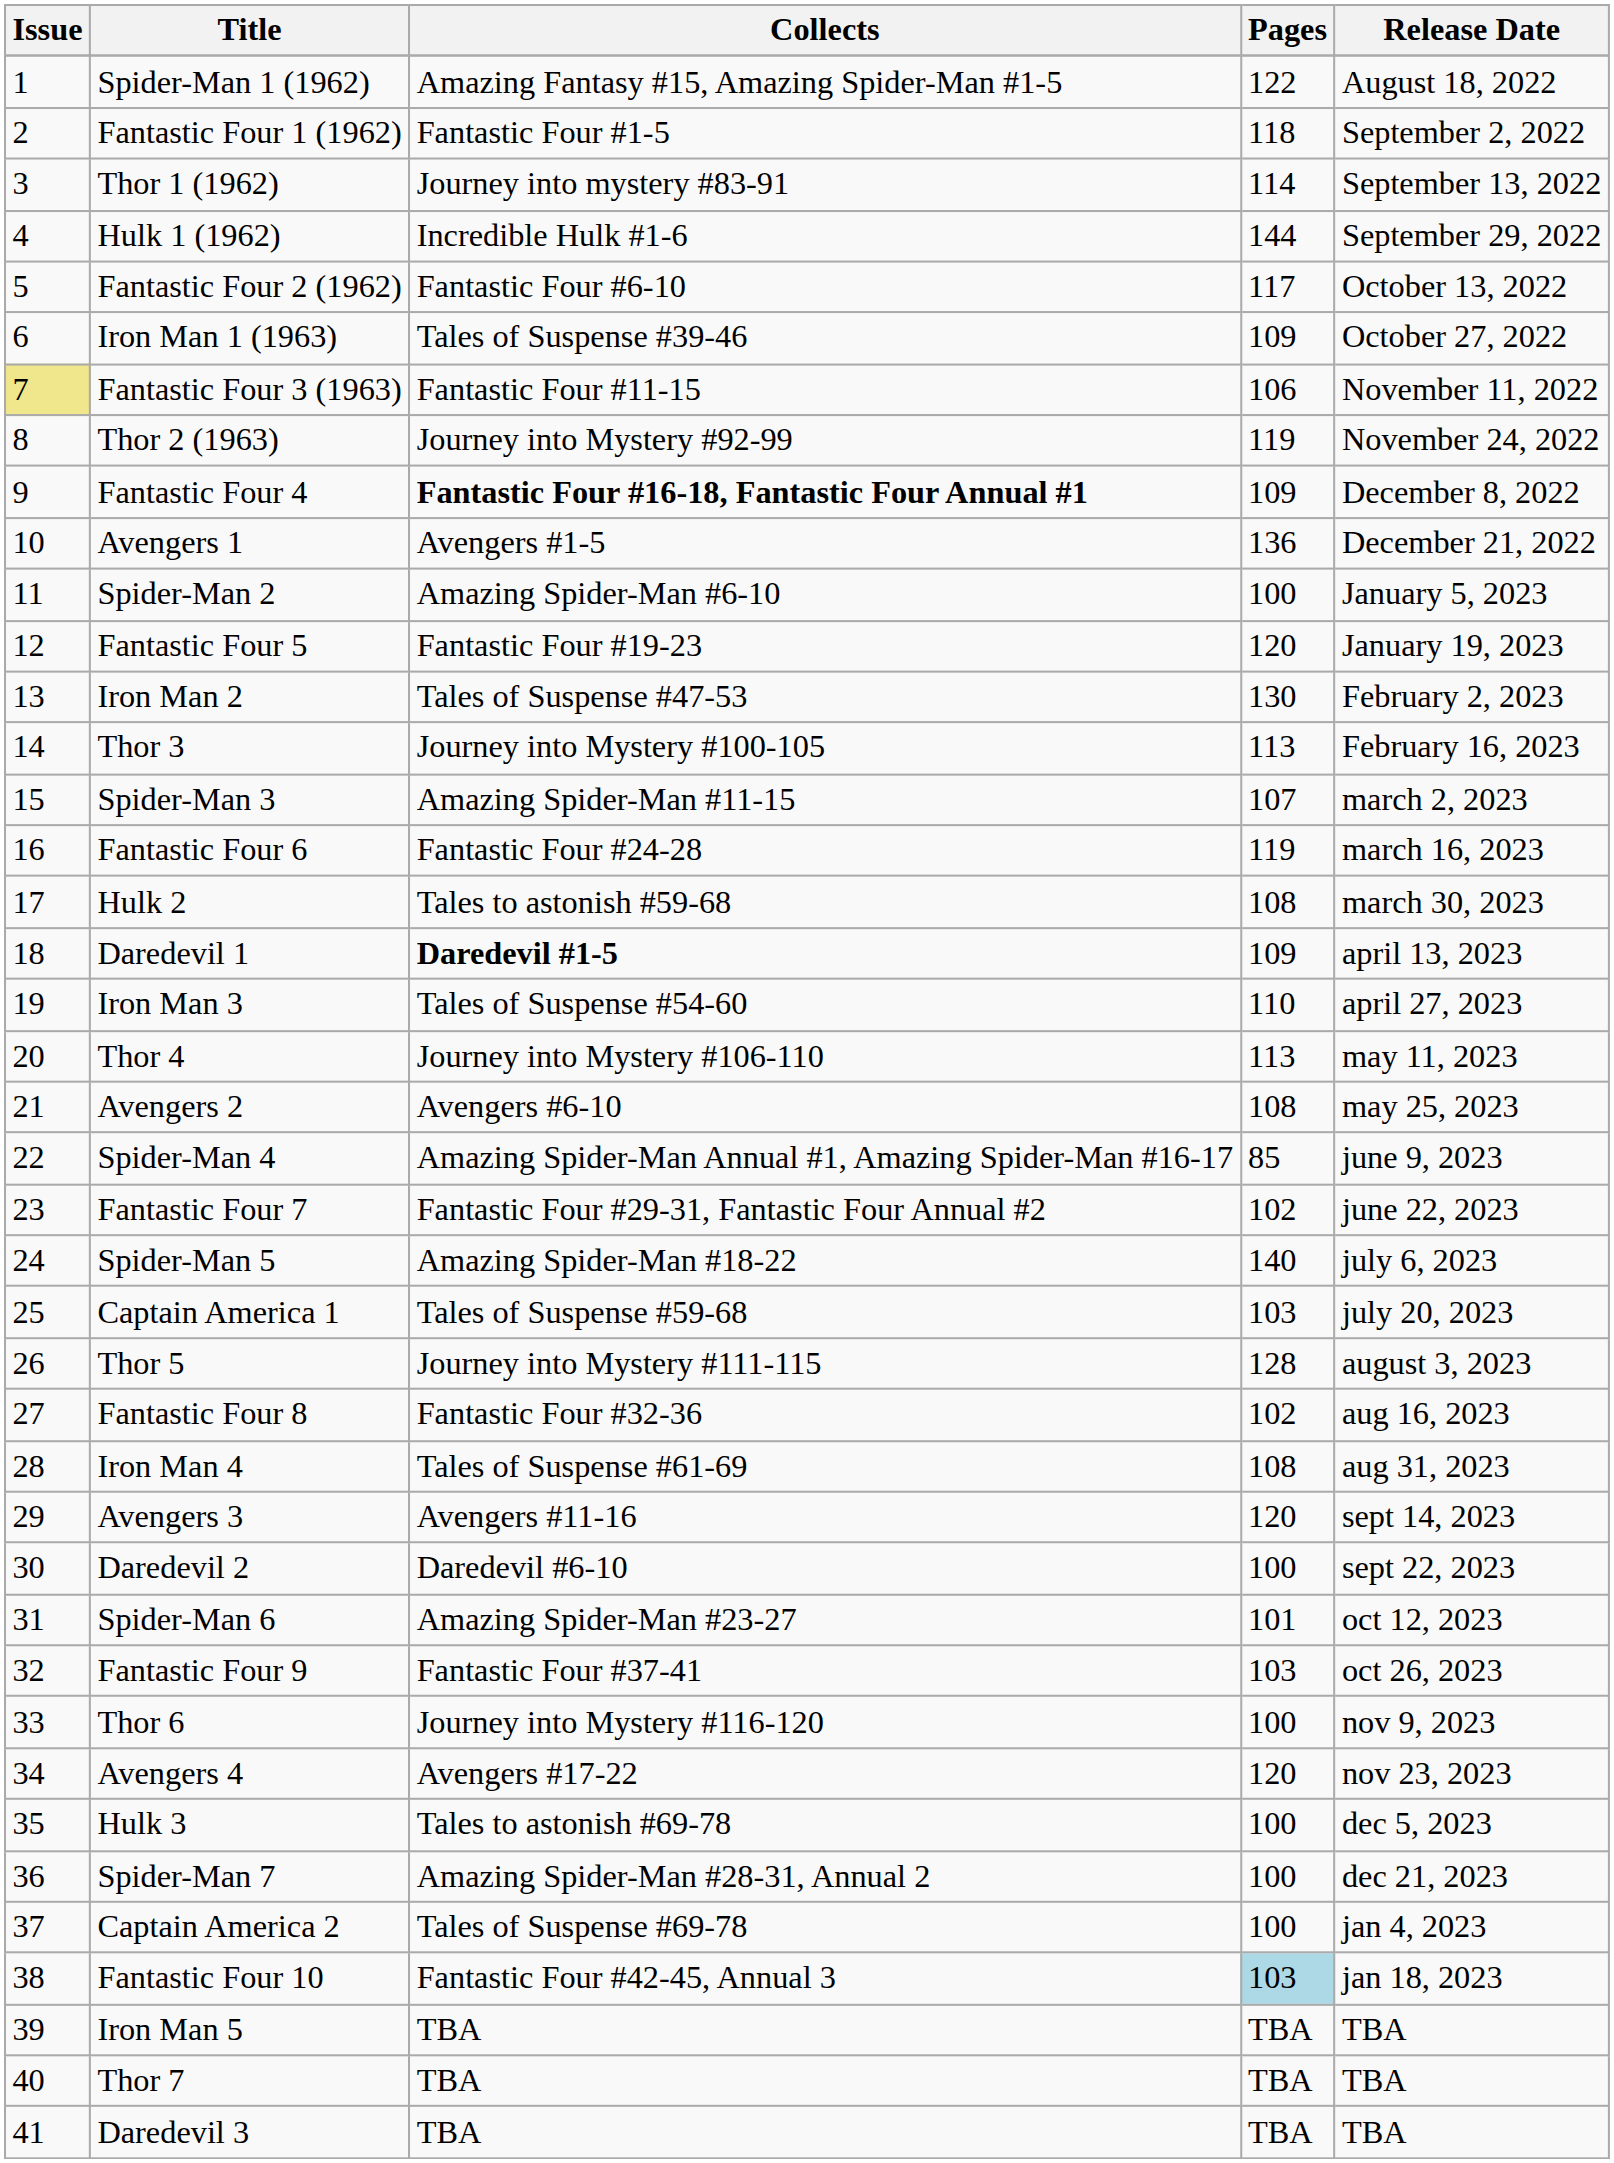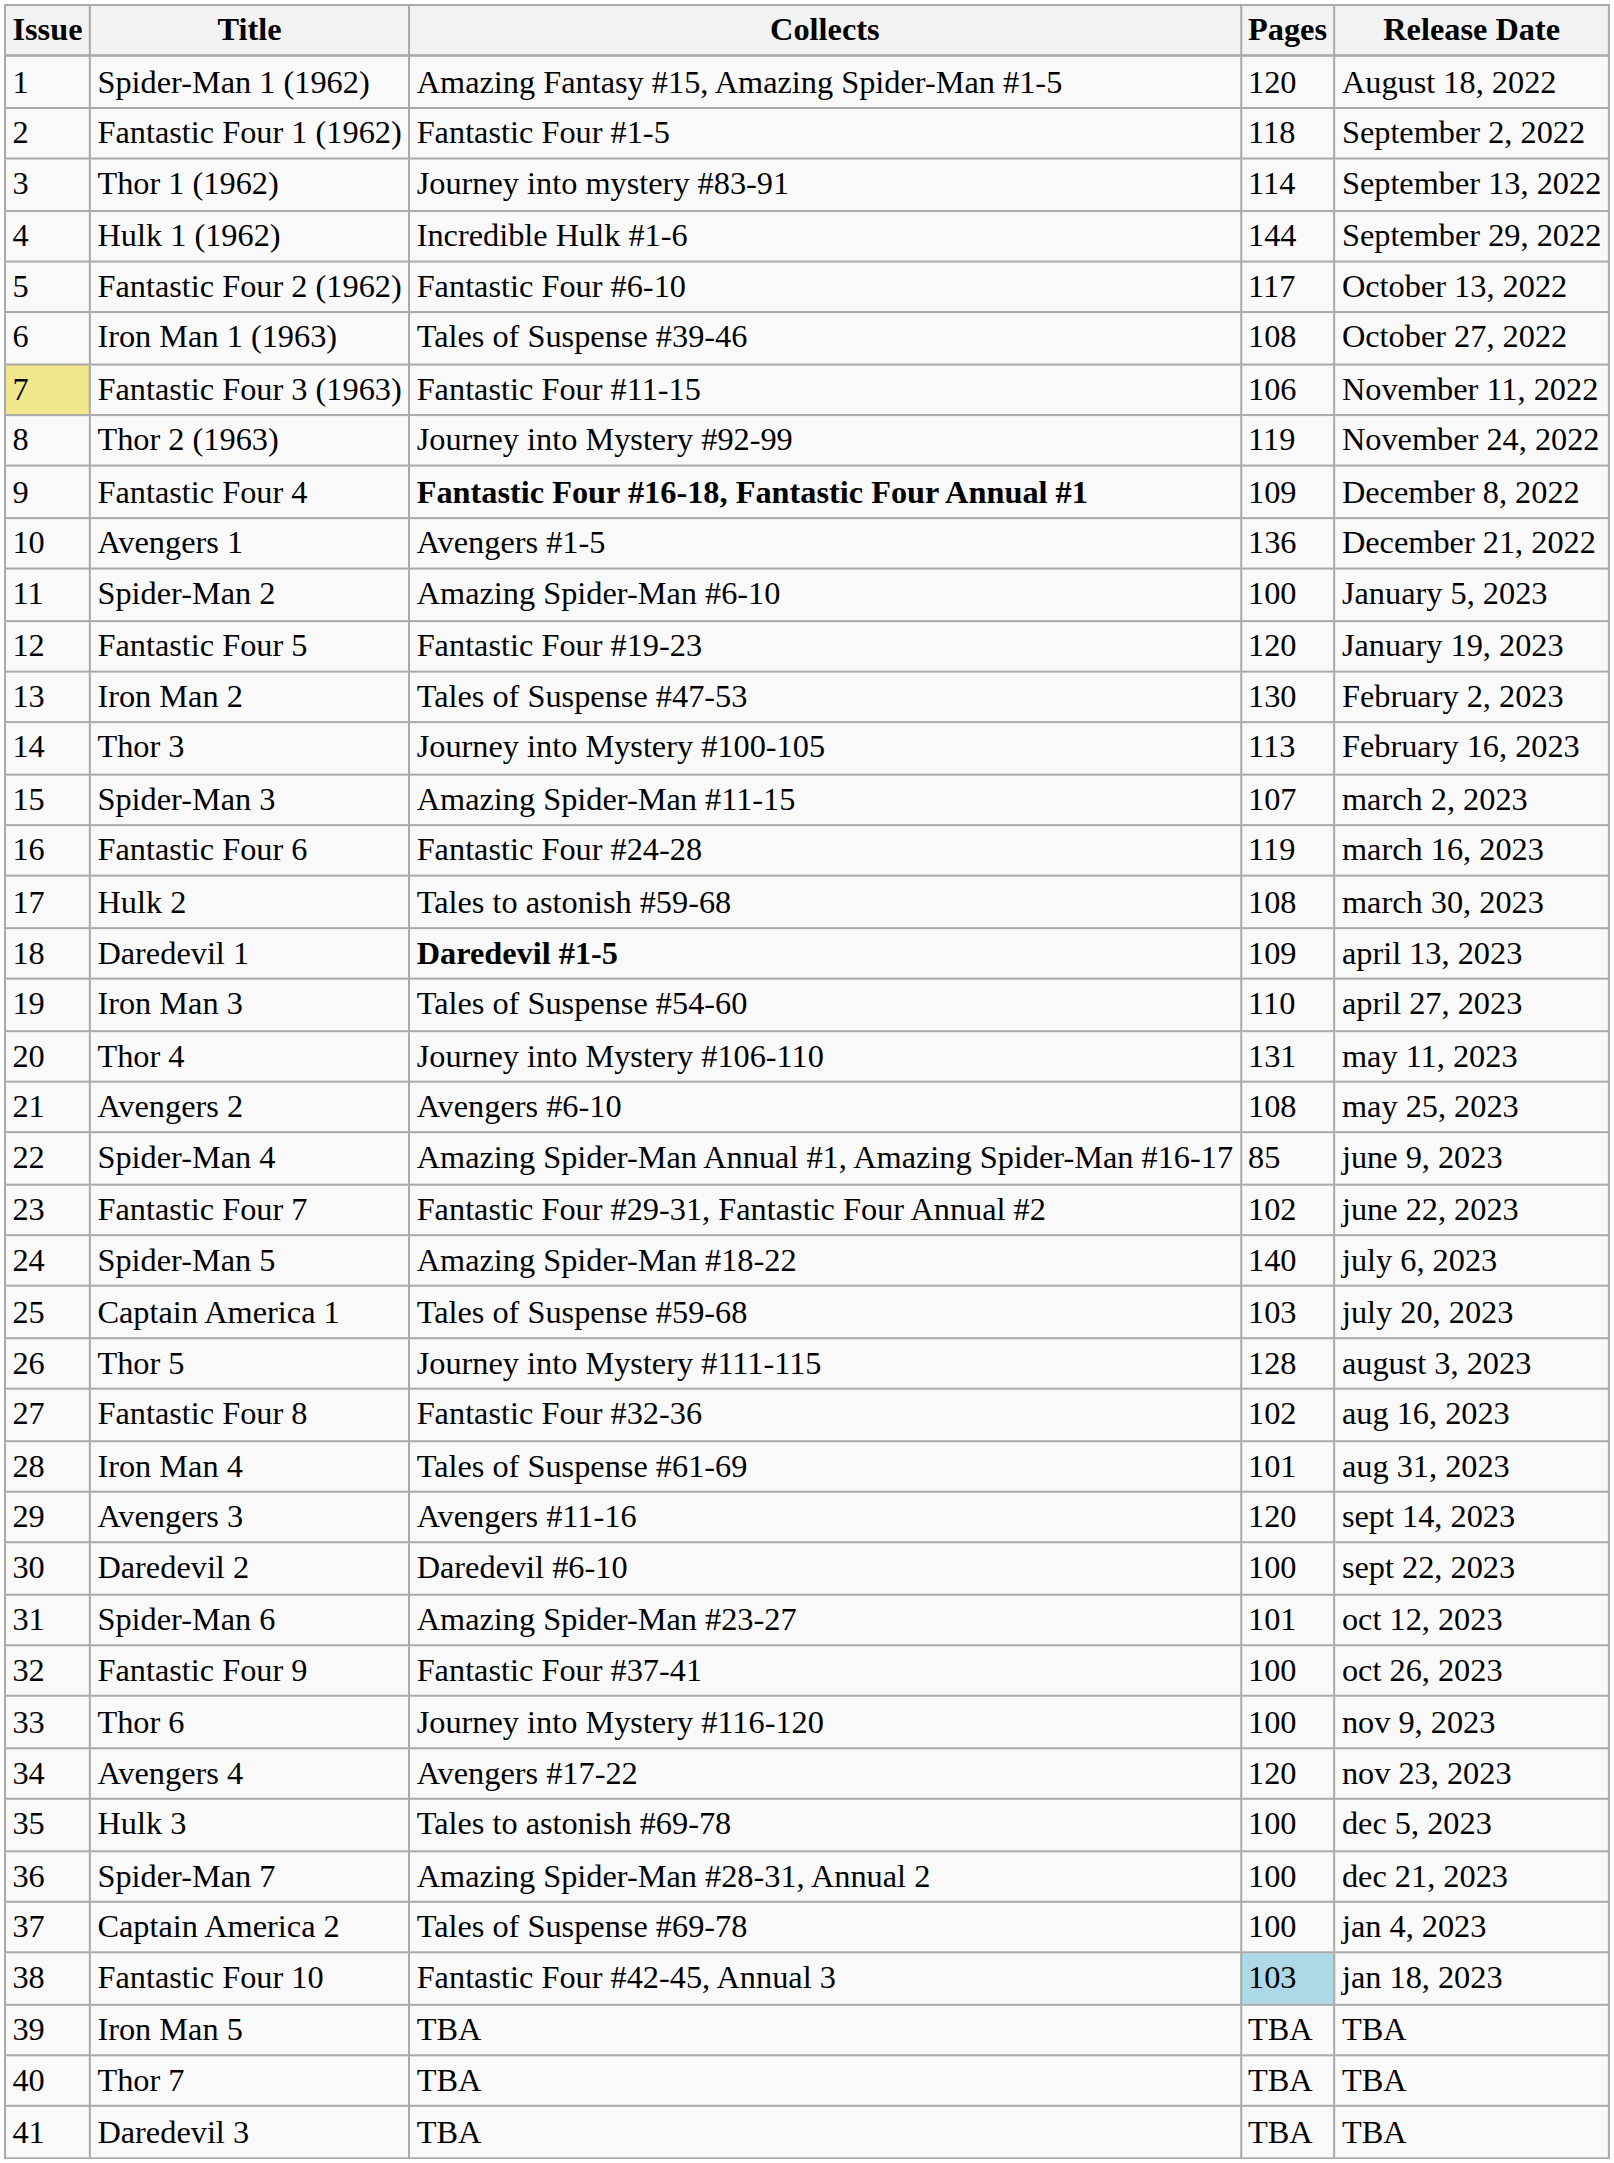(1272, 81) 122 -> (1272, 81) 120
(1272, 337) 109 -> (1272, 337) 108
(1272, 1055) 113 -> (1272, 1055) 131
(1272, 1465) 108 -> (1272, 1465) 101
(1272, 1670) 103 -> (1272, 1670) 100
